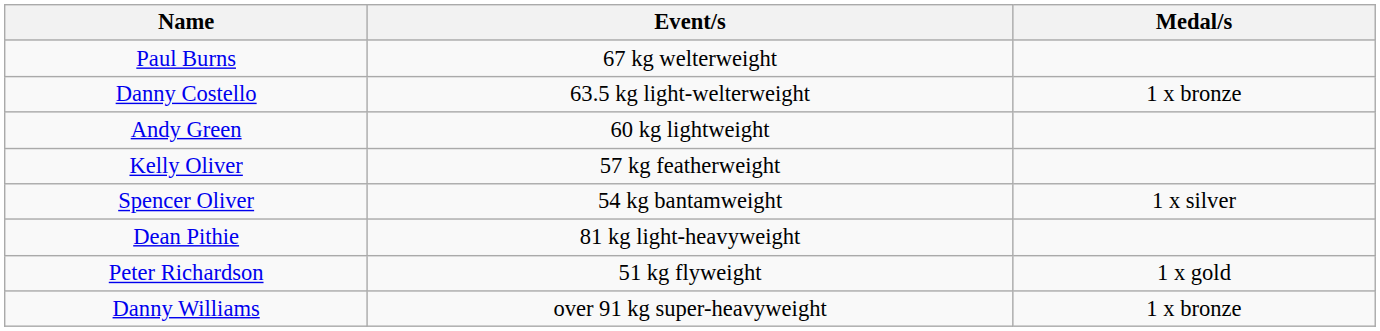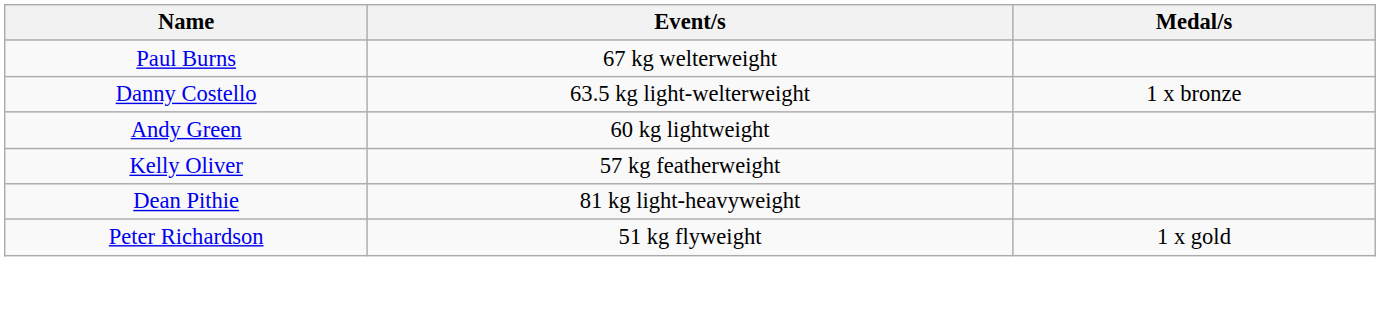- row: (186, 201)
- row: (186, 308)
